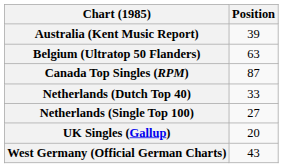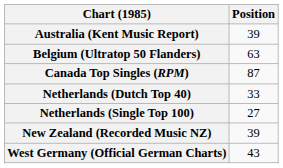+ row: (117, 133)
- row: (117, 133)
